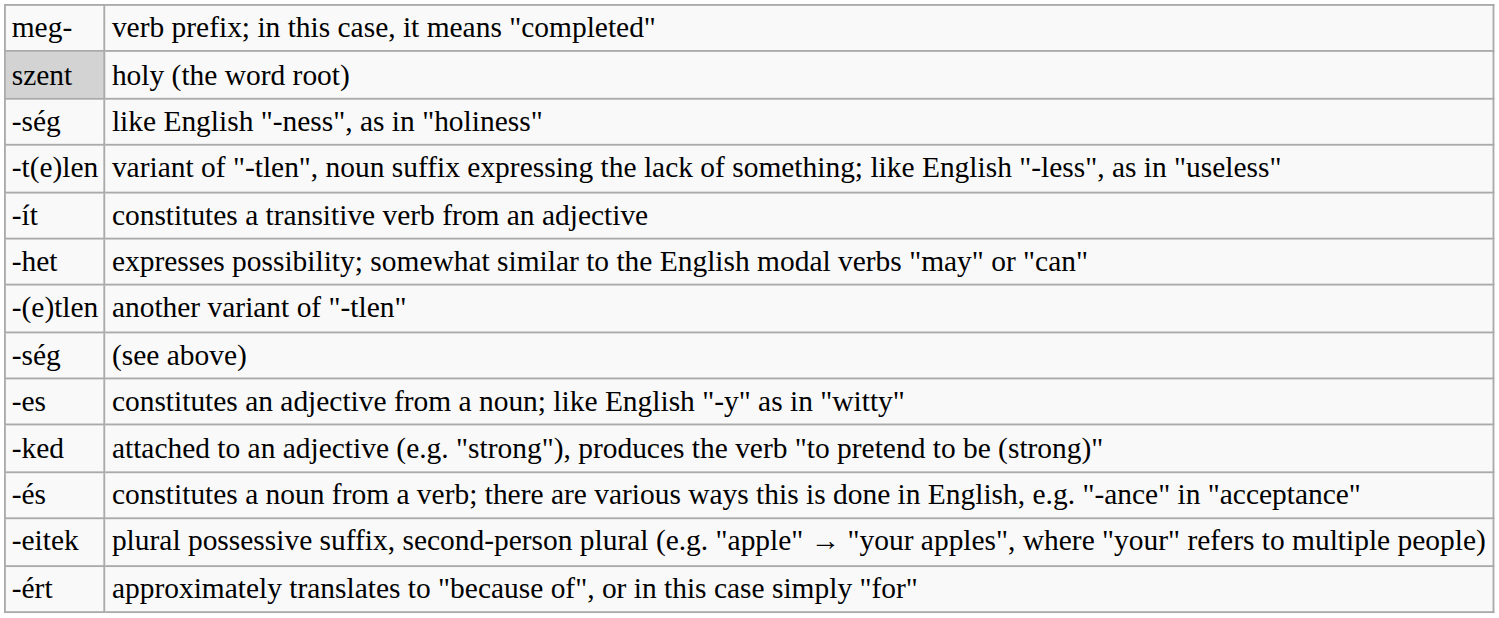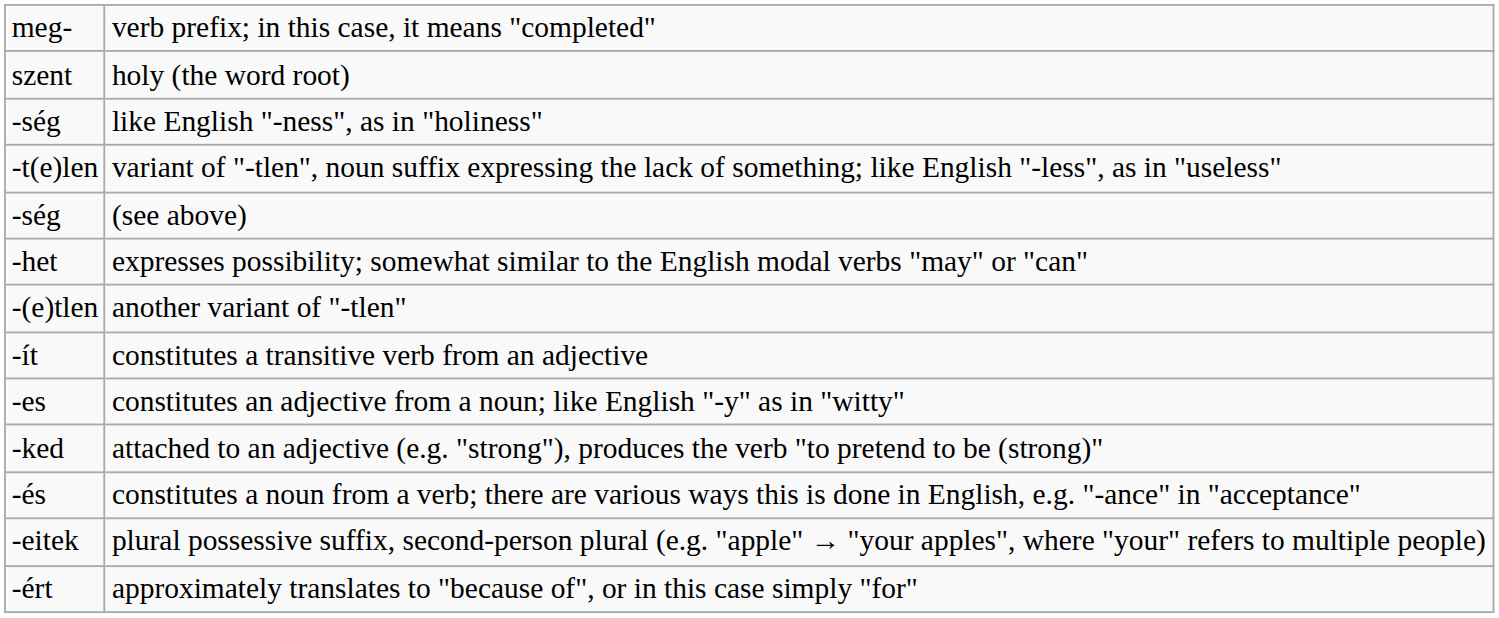(42, 74) lightgrey background -> (42, 74) no background
rows swapped: (380, 214) <-> (179, 354)
